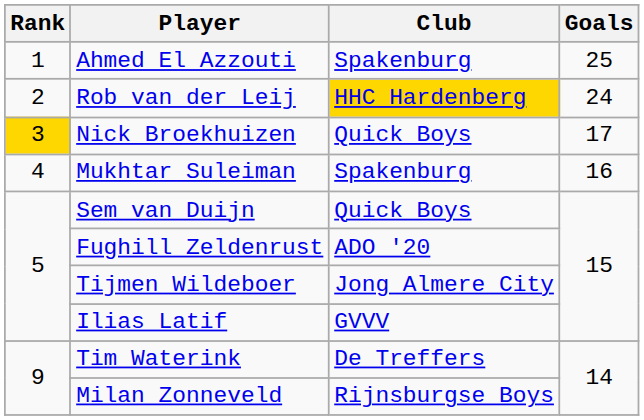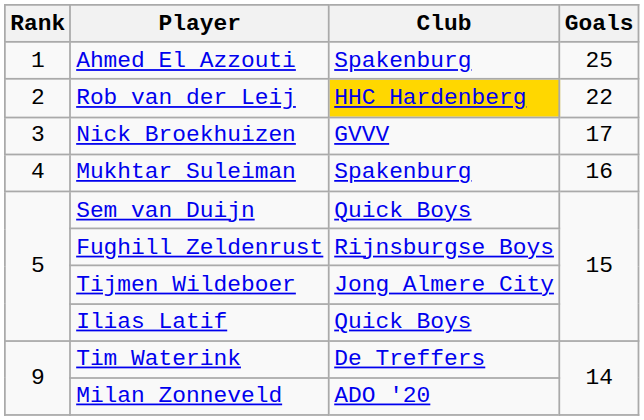(599, 98) 24 -> (599, 98) 22
(38, 135) gold background -> (38, 135) no background
(403, 135) Quick Boys -> (362, 135) GVVV
(382, 247) ADO '20 -> (444, 247) Rijnsburgse Boys
(362, 322) GVVV -> (403, 322) Quick Boys
(444, 396) Rijnsburgse Boys -> (382, 396) ADO '20
